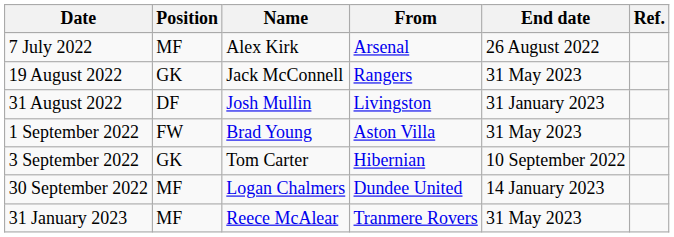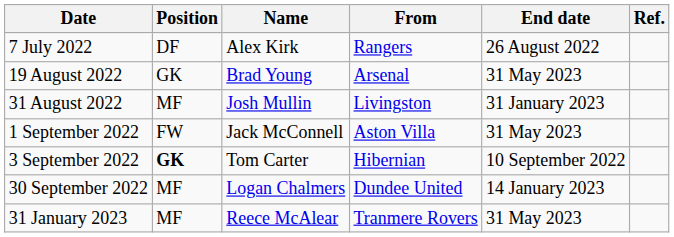(169, 47) MF -> (168, 47) DF
(381, 47) Arsenal -> (383, 47) Rangers
(285, 75) Jack McConnell -> (269, 75) Brad Young
(383, 75) Rangers -> (381, 75) Arsenal
(168, 103) DF -> (169, 103) MF
(269, 132) Brad Young -> (285, 132) Jack McConnell
(169, 160) normal -> (170, 160) bold
